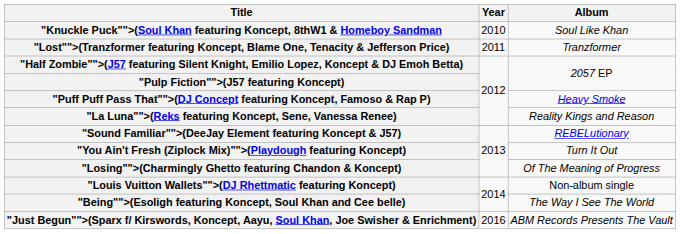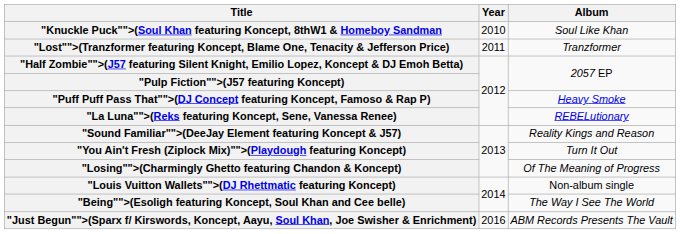(592, 116) Reality Kings and Reason -> (592, 116) REBELutionary
(592, 133) REBELutionary -> (592, 133) Reality Kings and Reason
